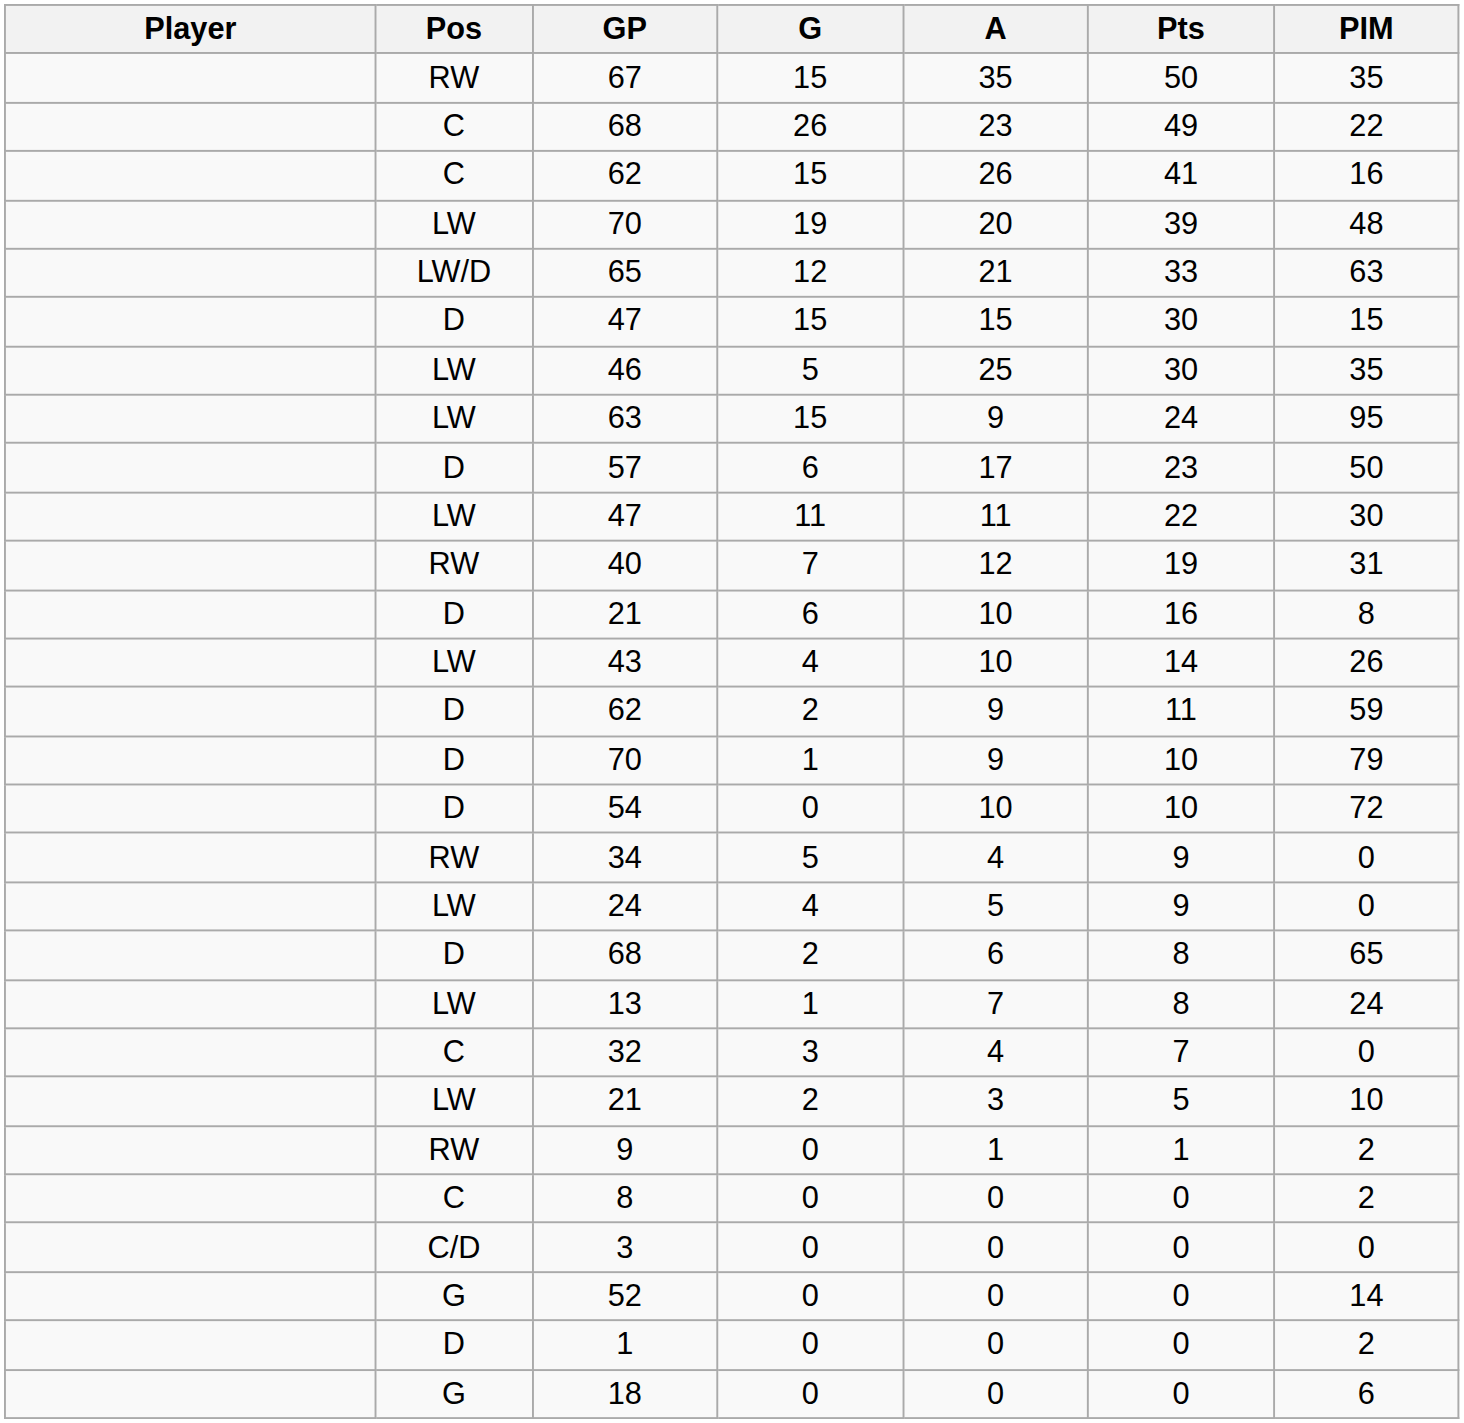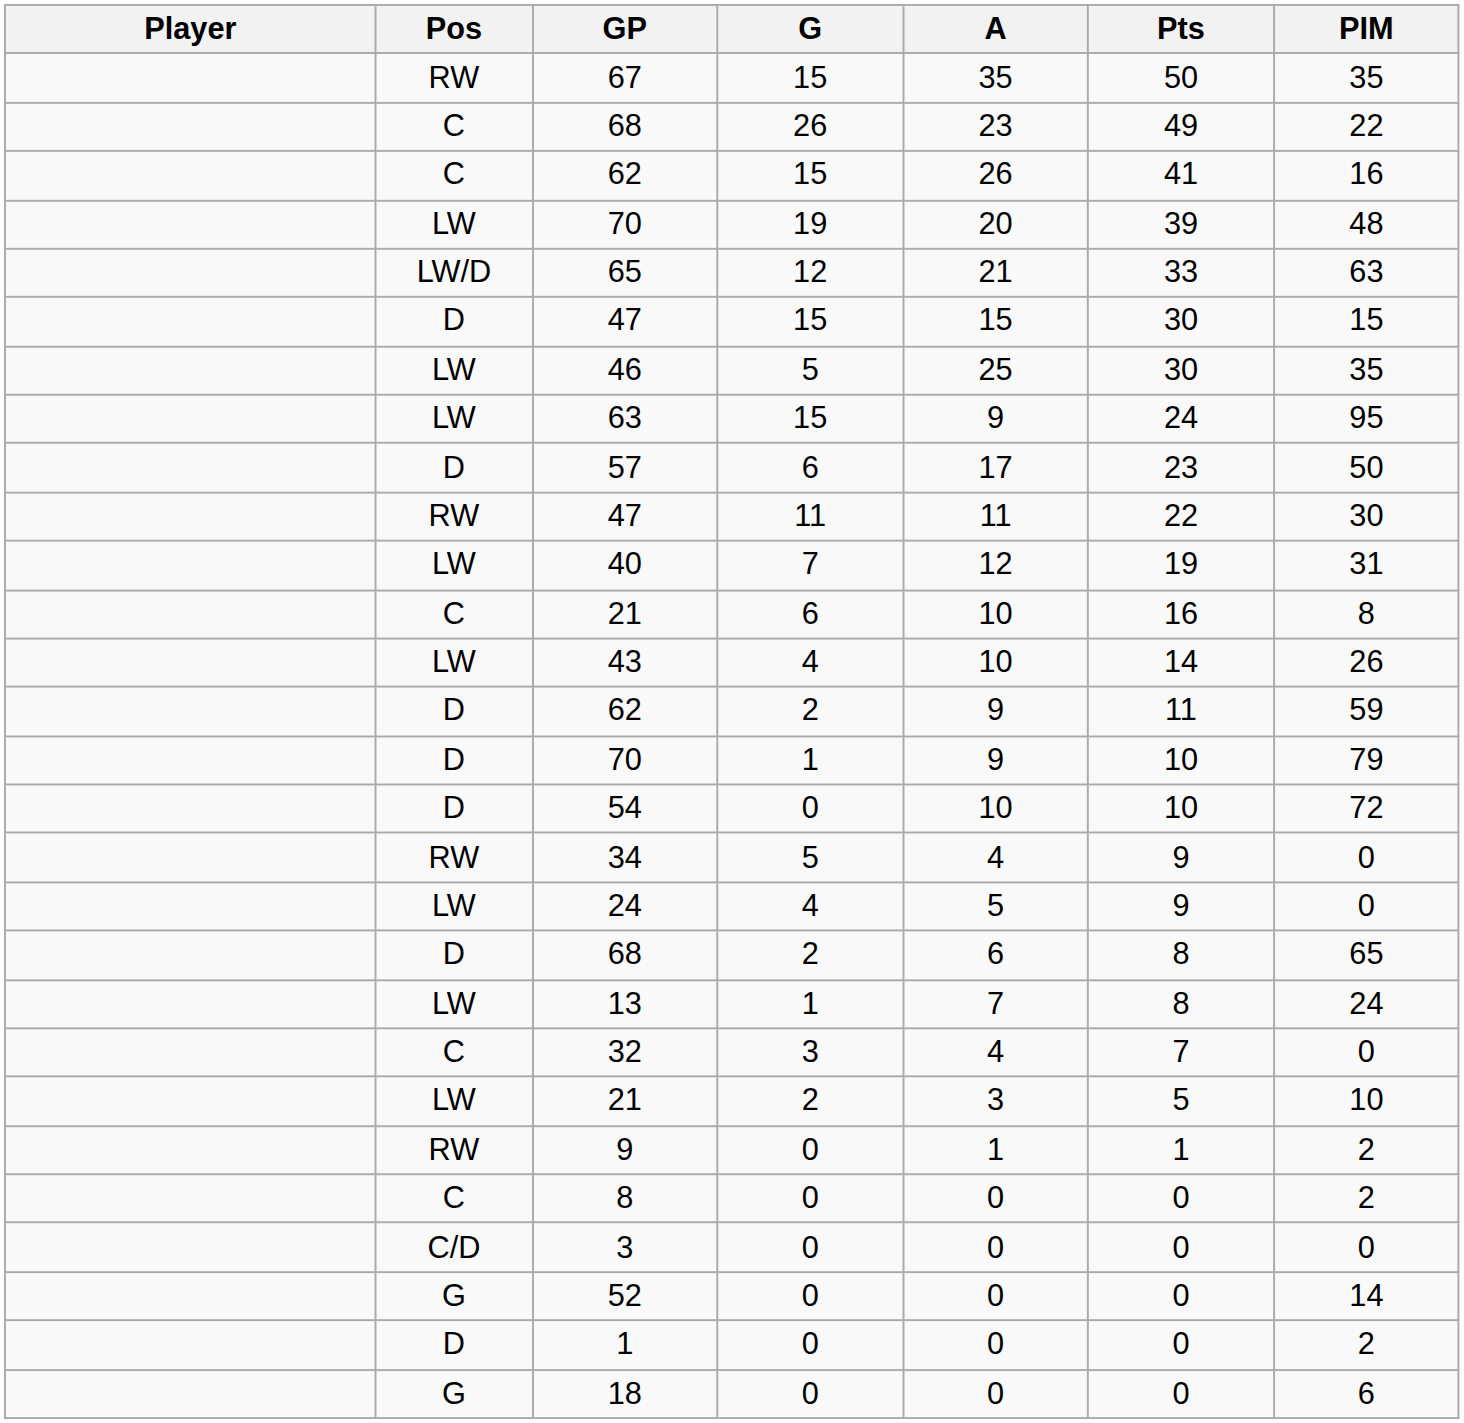(454, 516) LW -> (454, 516) RW
(454, 564) RW -> (454, 564) LW
(454, 613) D -> (454, 613) C
